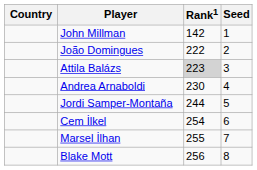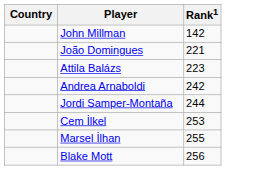- column: (237, 14)
(195, 51) 222 -> (195, 51) 221
(195, 68) lightgrey background -> (195, 68) no background
(195, 86) 230 -> (195, 86) 242
(195, 121) 254 -> (195, 121) 253
